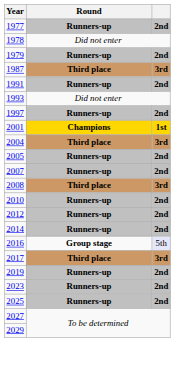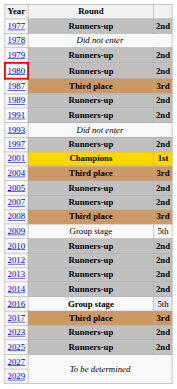+ row: (16, 71)
+ row: (16, 101)
+ row: (16, 231)
+ row: (16, 275)
- row: (15, 272)
